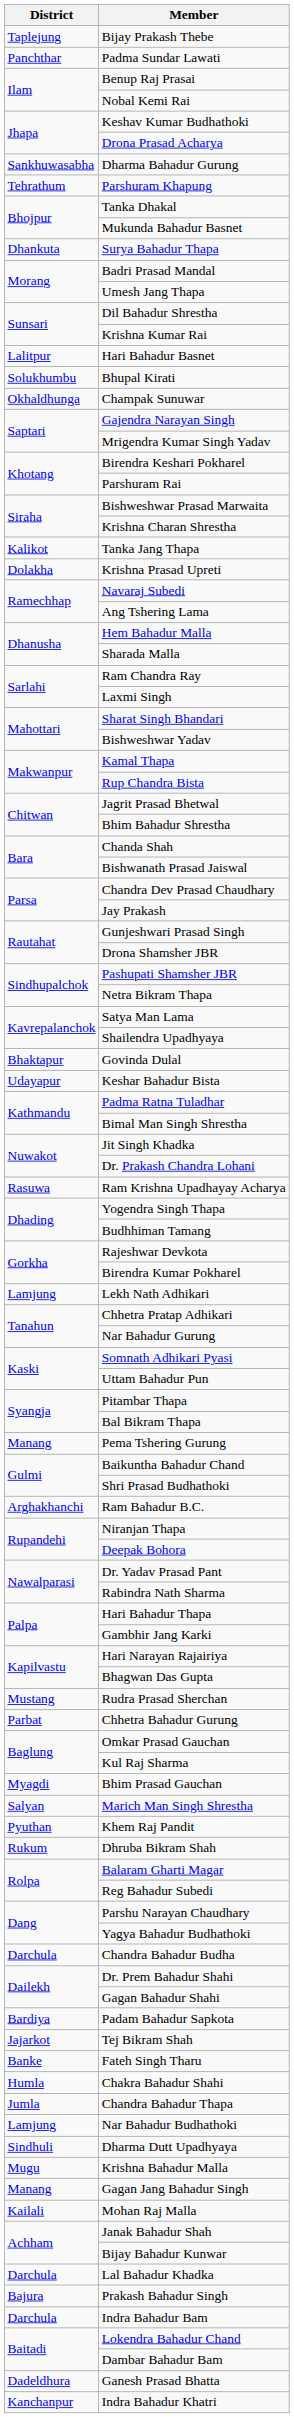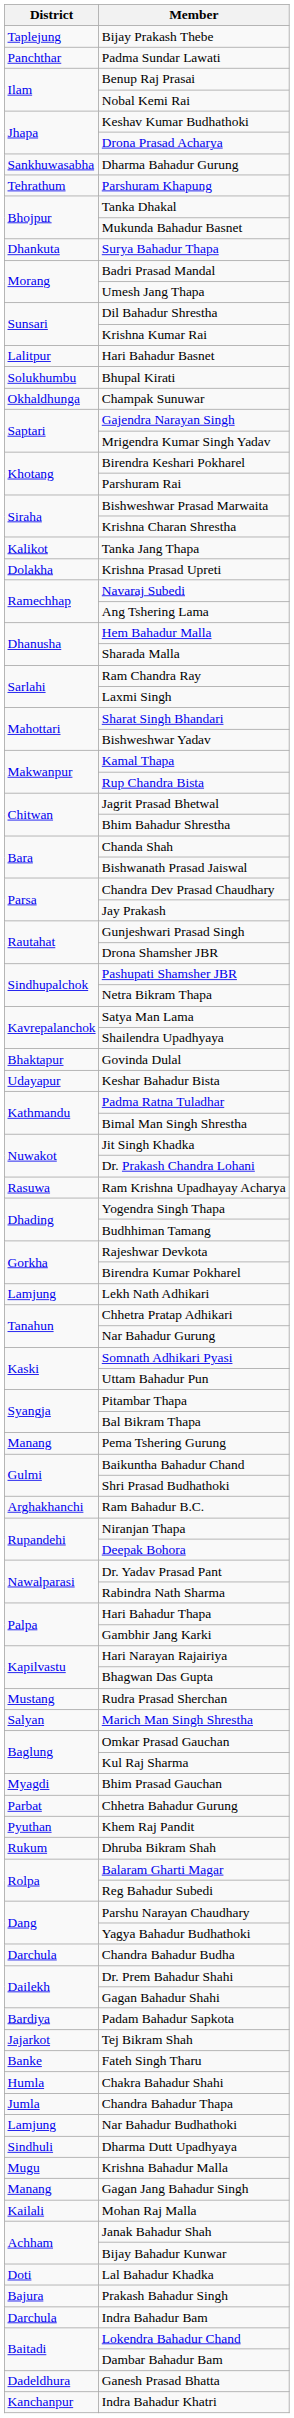rows swapped: (170, 1720) <-> (177, 1805)
(32, 2274) Darchula -> (19, 2274) Doti
